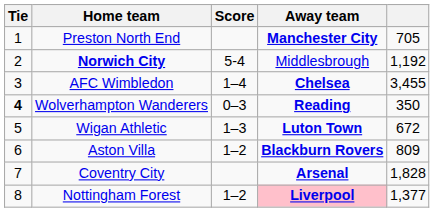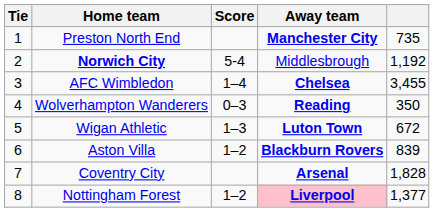(408, 38) 705 -> (408, 38) 735
(18, 105) bold -> (18, 105) normal
(408, 150) 809 -> (408, 150) 839
